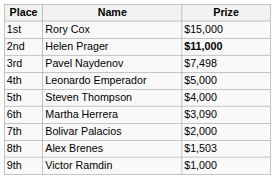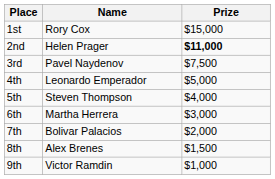(201, 64) $7,498 -> (201, 64) $7,500
(201, 115) $3,090 -> (201, 115) $3,000
(201, 149) $1,503 -> (201, 149) $1,500
